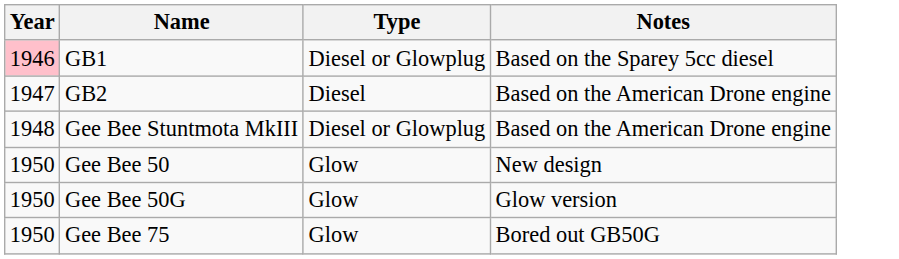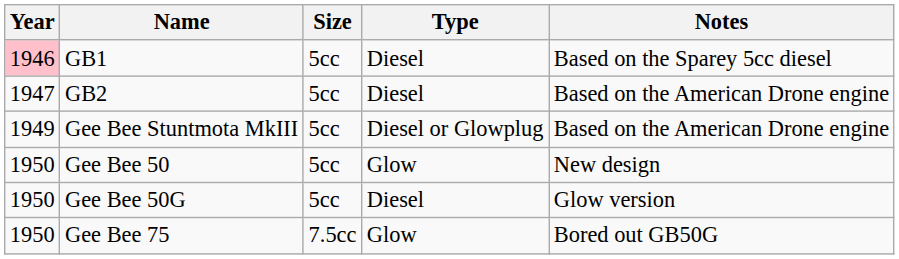+ column: (333, 22)
(397, 57) Diesel or Glowplug -> (395, 57) Diesel
(32, 128) 1948 -> (32, 128) 1949
(333, 199) Glow -> (395, 199) Diesel
